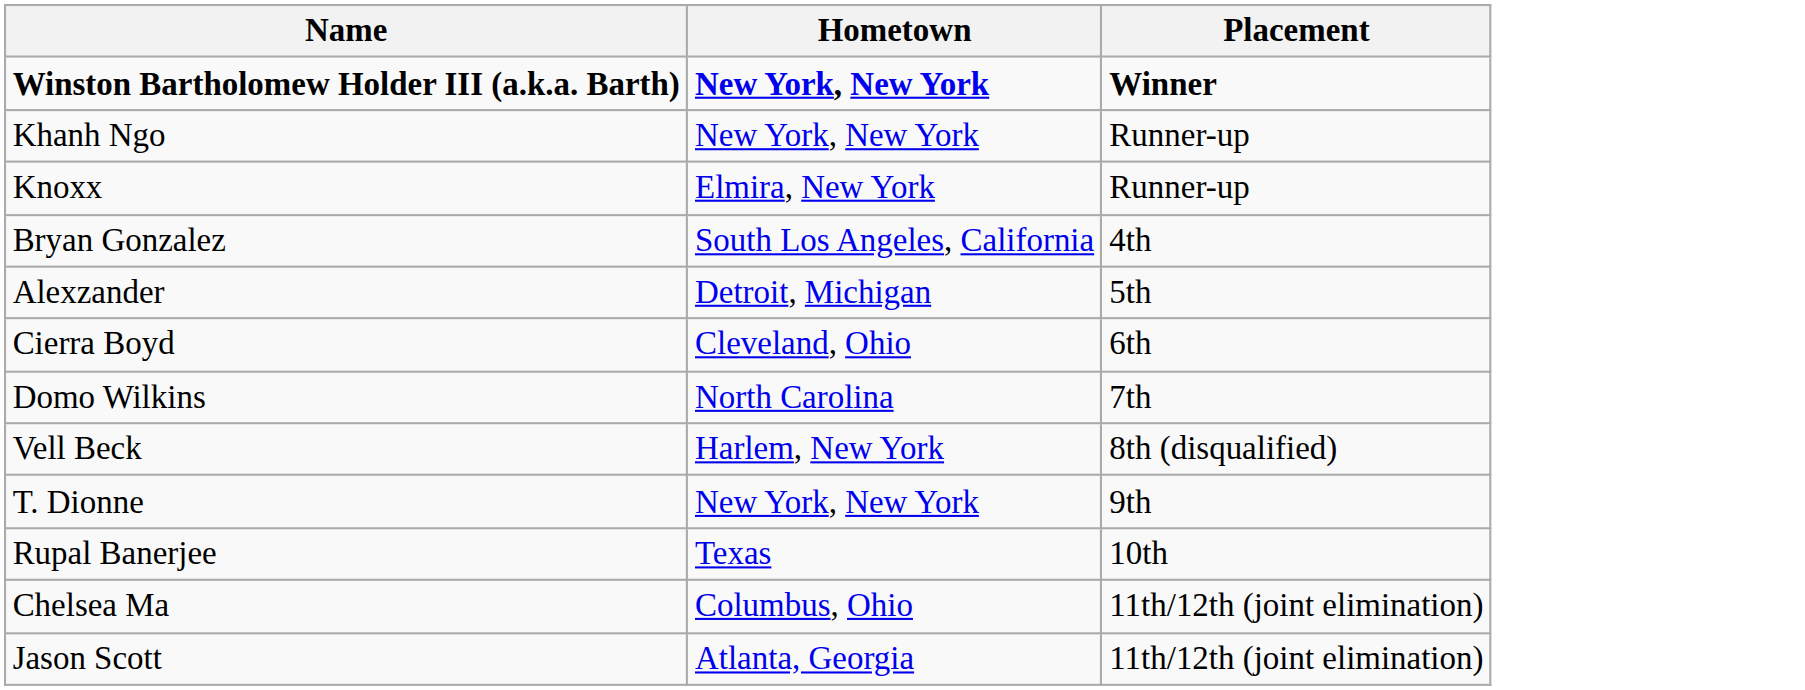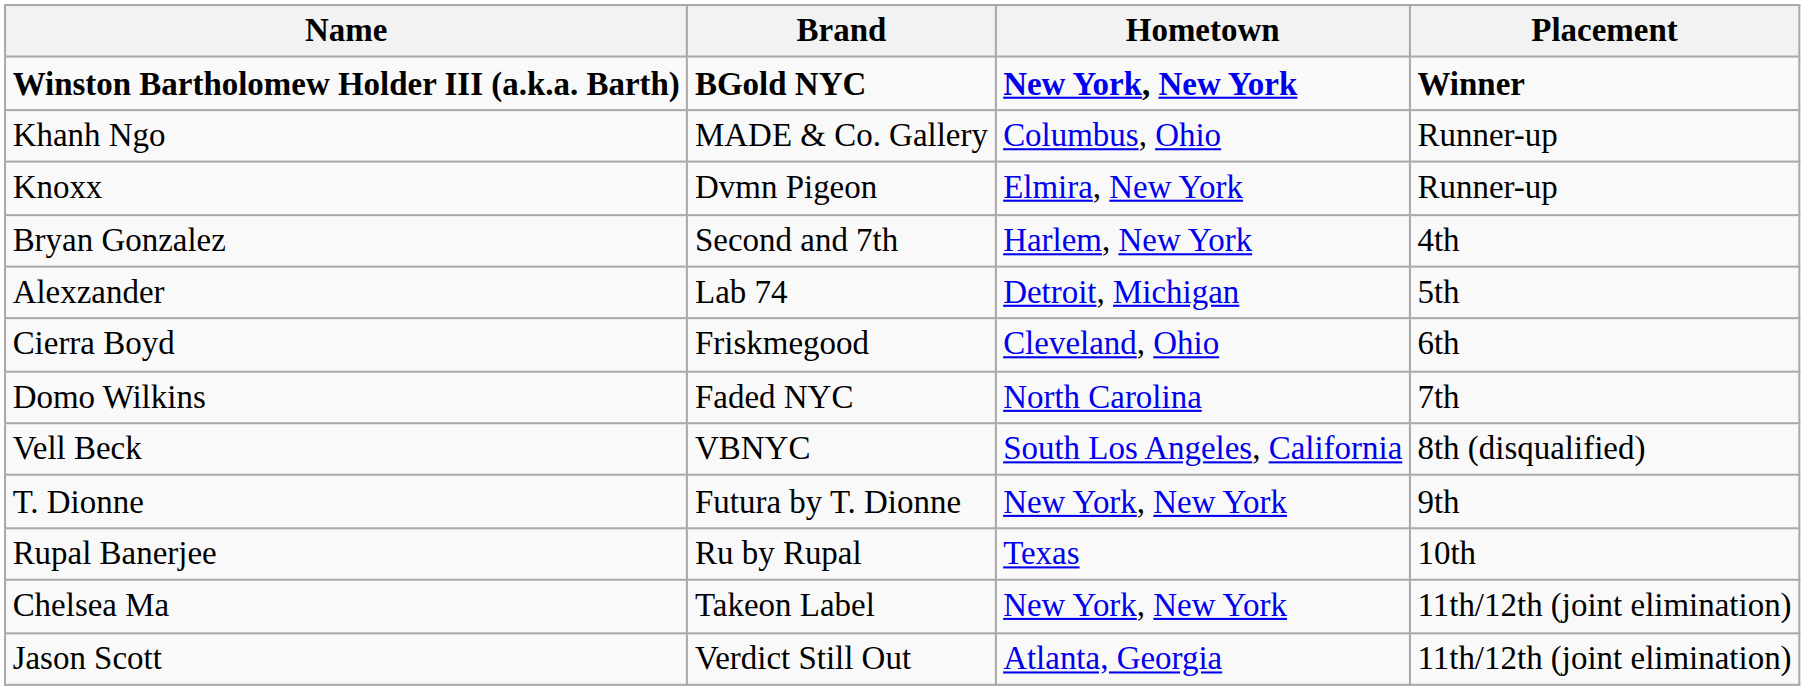+ column: (841, 30)
(837, 135) New York, New York -> (1112, 135) Columbus, Ohio
(895, 239) South Los Angeles, California -> (1128, 239) Harlem, New York
(820, 448) Harlem, New York -> (1203, 448) South Los Angeles, California
(804, 605) Columbus, Ohio -> (1145, 605) New York, New York
